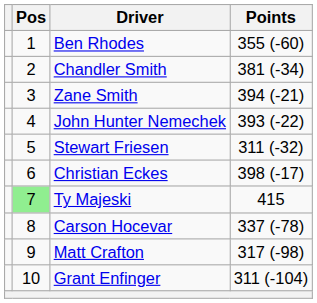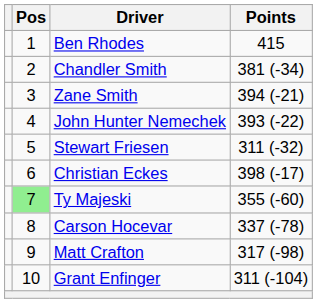(271, 44) 355 (-60) -> (271, 44) 415
(271, 200) 415 -> (271, 200) 355 (-60)
